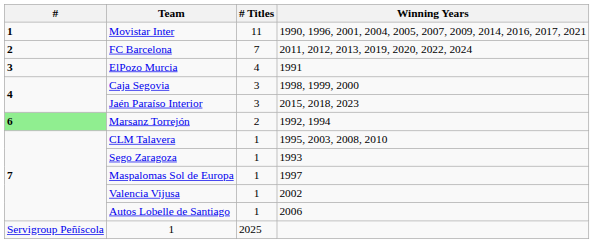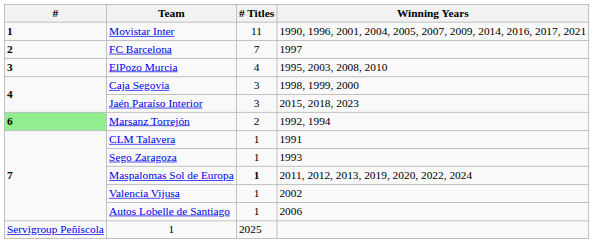(376, 49) 2011, 2012, 2013, 2019, 2020, 2022, 2024 -> (291, 49) 1997
(291, 67) 1991 -> (333, 67) 1995, 2003, 2008, 2010
(333, 139) 1995, 2003, 2008, 2010 -> (291, 139) 1991
(257, 175) normal -> (257, 175) bold
(291, 175) 1997 -> (376, 175) 2011, 2012, 2013, 2019, 2020, 2022, 2024
